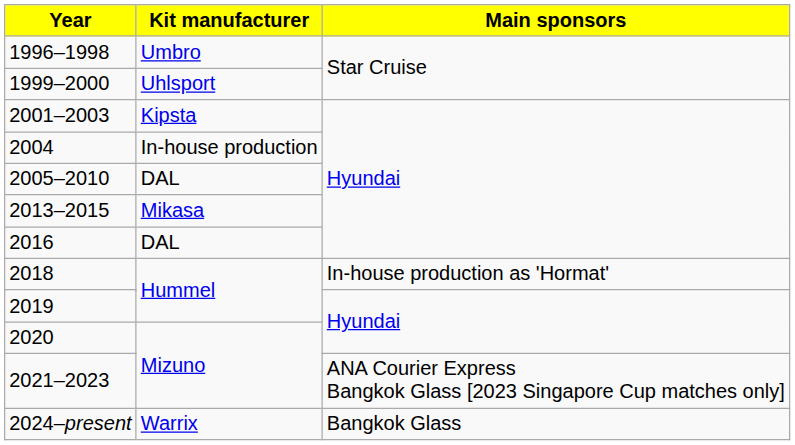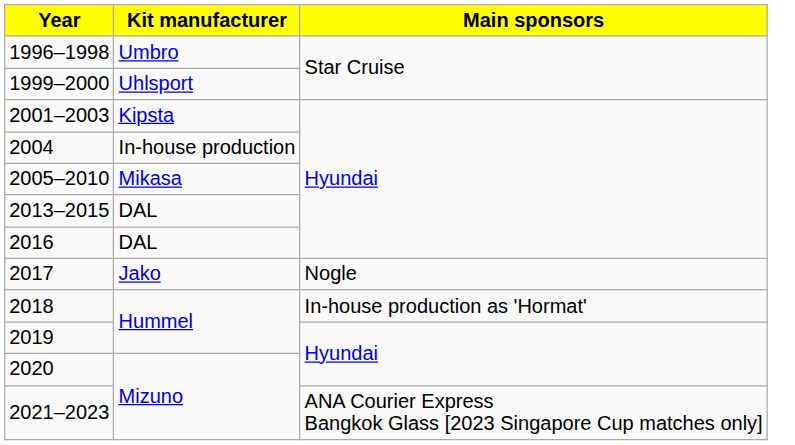(160, 178) DAL -> (150, 178) Mikasa
(172, 210) Mikasa -> (138, 210) DAL
+ row: (31, 274)
- row: (70, 423)
